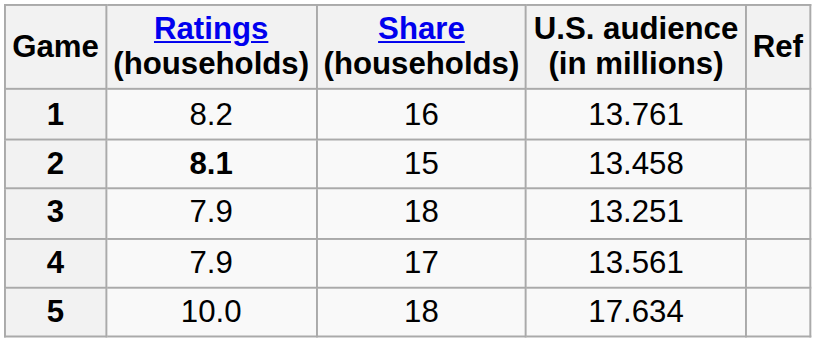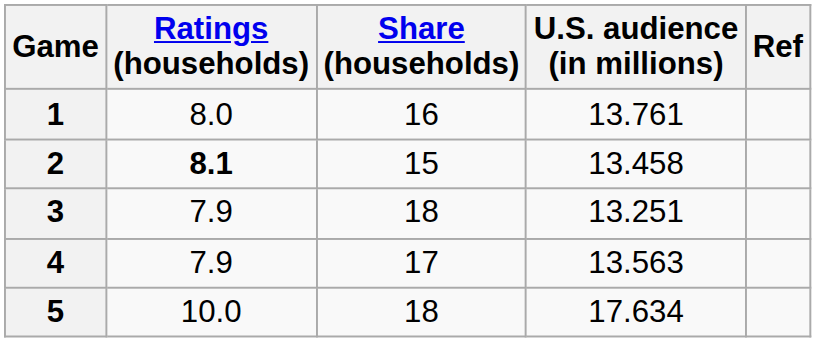(211, 113) 8.2 -> (211, 113) 8.0
(636, 262) 13.561 -> (636, 262) 13.563
